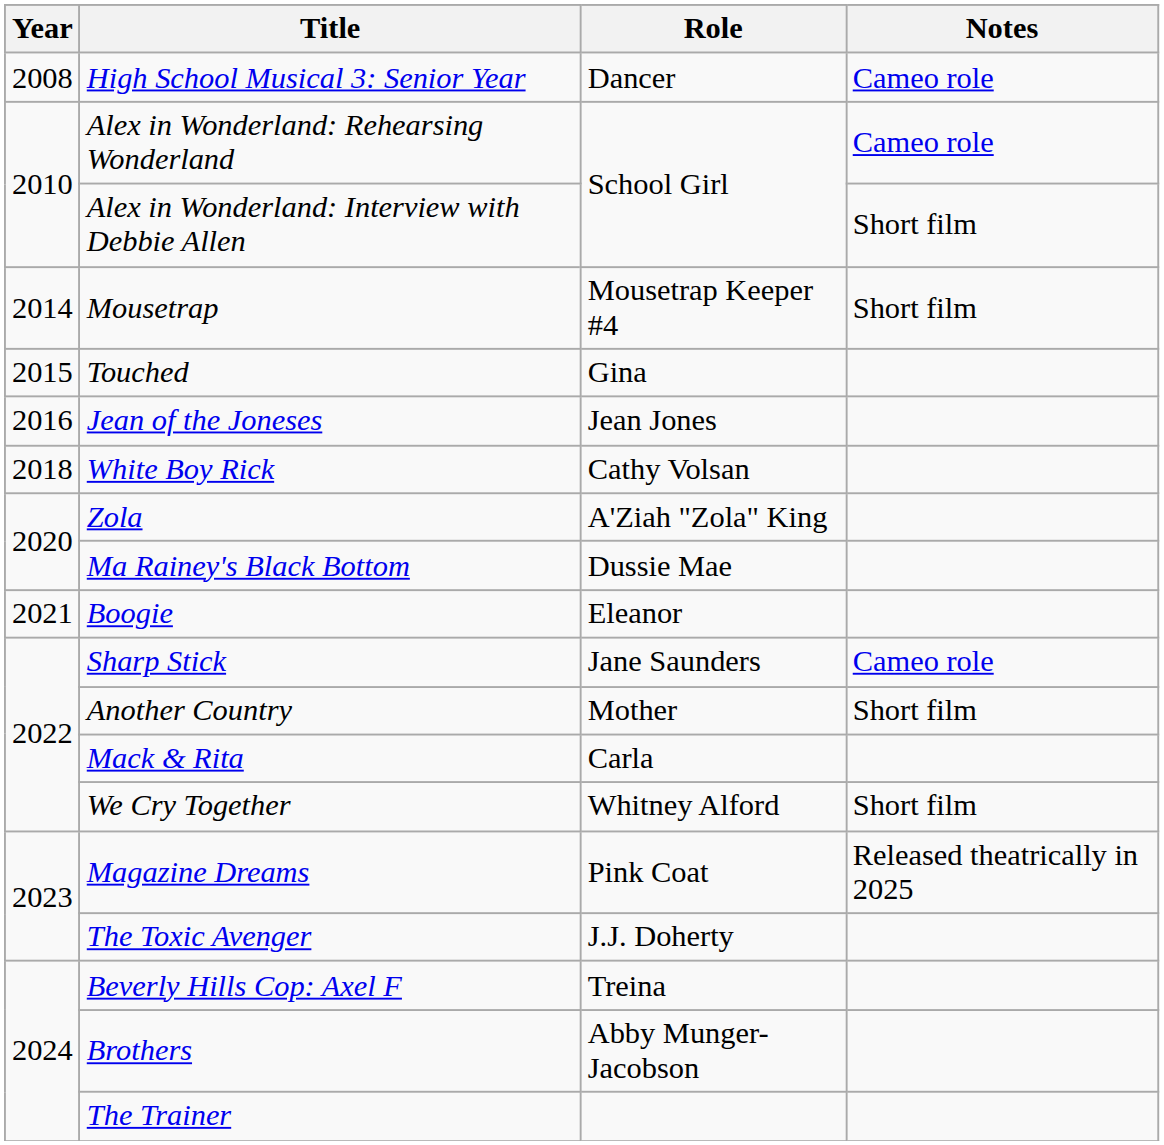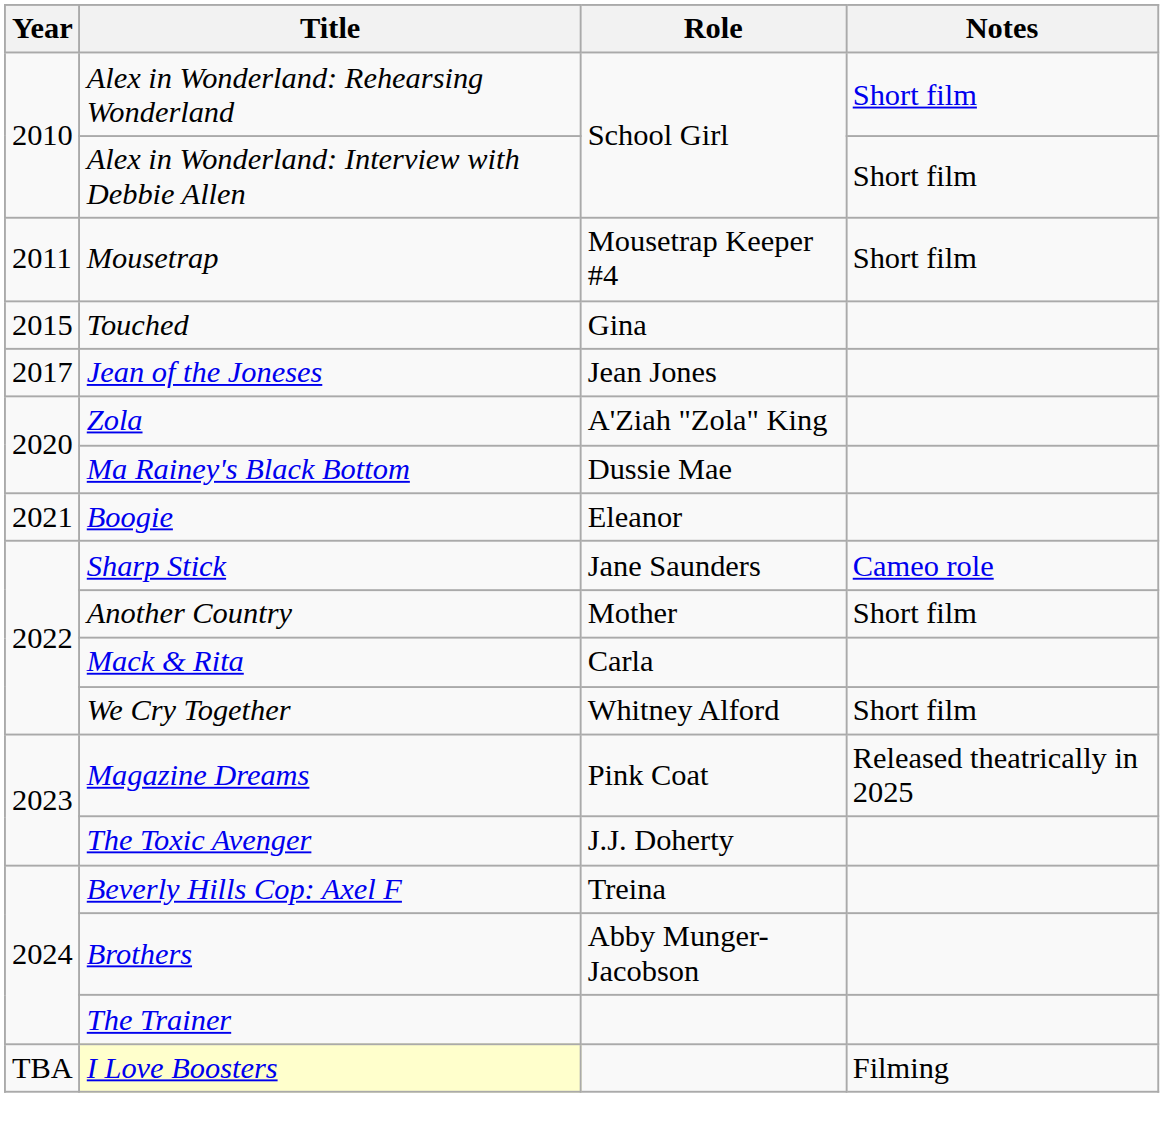- row: (306, 76)
(923, 142) Cameo role -> (915, 93) Short film
(42, 306) 2014 -> (42, 258) 2011
(42, 420) 2016 -> (42, 372) 2017
- row: (180, 468)
+ row: (182, 1067)
